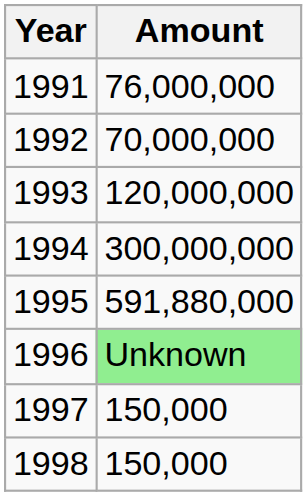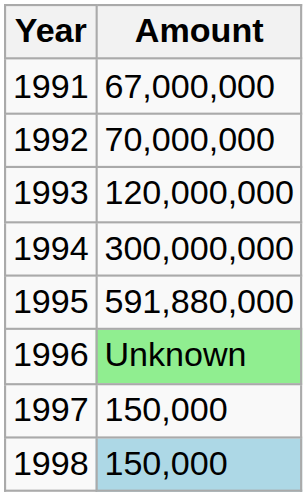(190, 85) 76,000,000 -> (190, 85) 67,000,000
(166, 463) no background -> (166, 463) lightblue background
